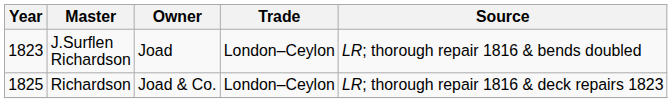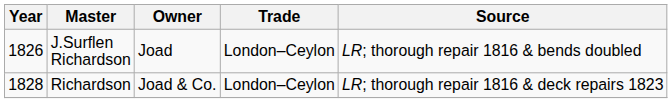(26, 51) 1823 -> (26, 51) 1826
(26, 85) 1825 -> (26, 85) 1828
